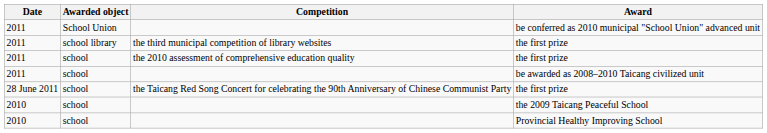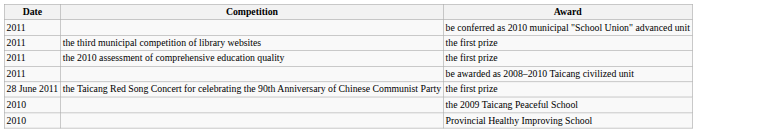- column: (96, 12)
